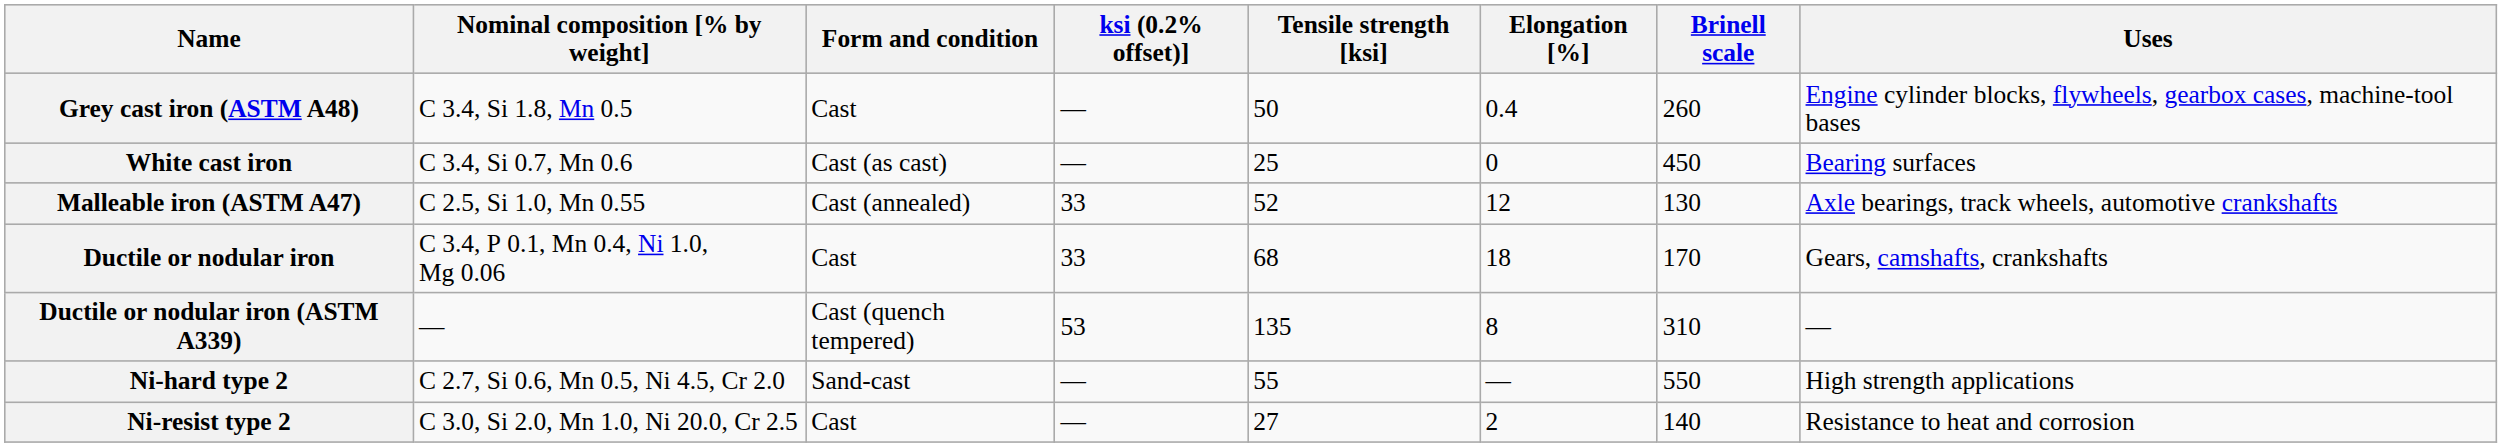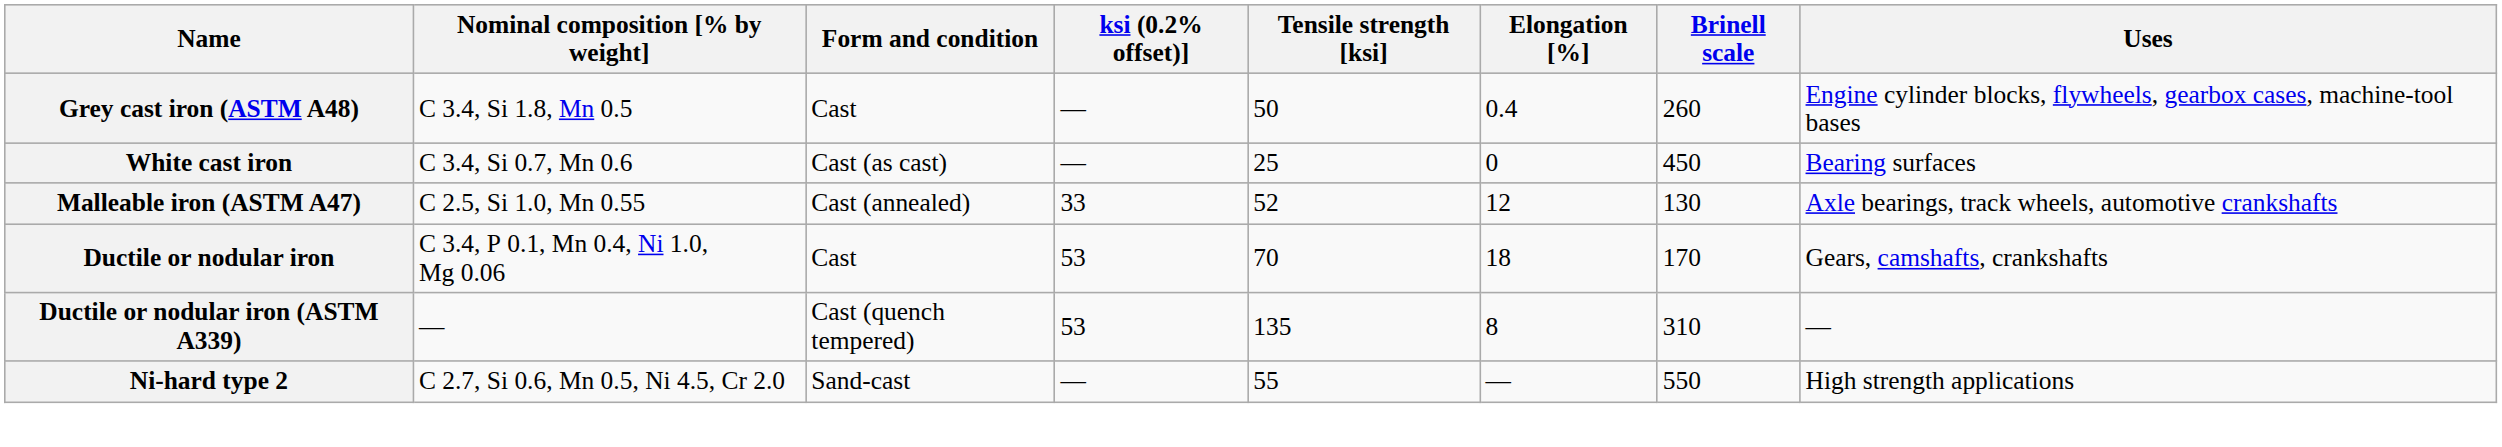(1073, 257) 33 -> (1073, 257) 53
(1266, 257) 68 -> (1266, 257) 70
- row: (209, 421)
